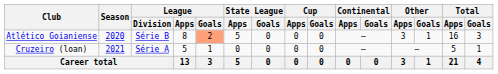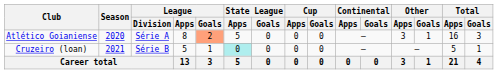(152, 37) Série B -> (152, 37) Série A
(152, 50) Série A -> (152, 50) Série B
(238, 50) no background -> (238, 50) paleturquoise background
